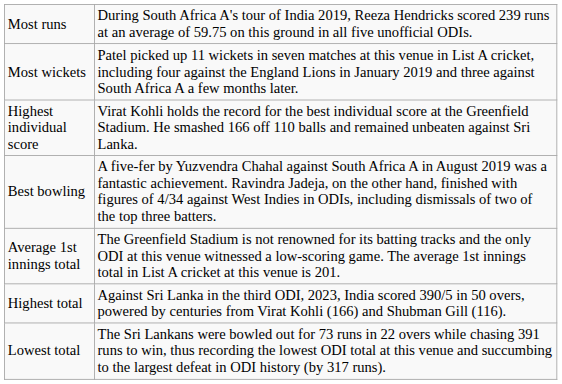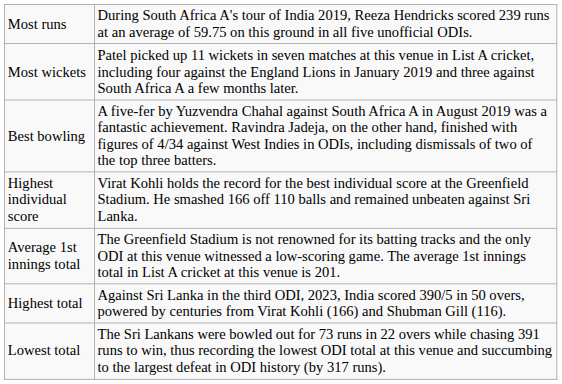rows swapped: (37, 127) <-> (46, 191)
